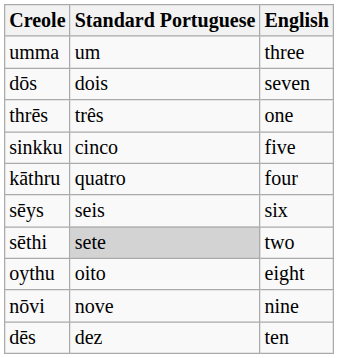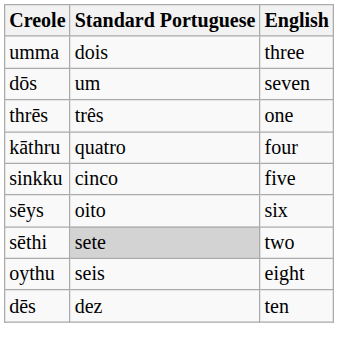(88, 52) um -> (91, 52) dois
(91, 83) dois -> (88, 83) um
rows swapped: (35, 178) <-> (36, 147)
(90, 210) seis -> (90, 210) oito
(90, 274) oito -> (90, 274) seis
- row: (27, 305)
